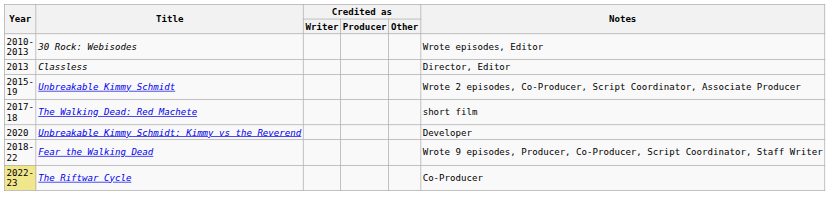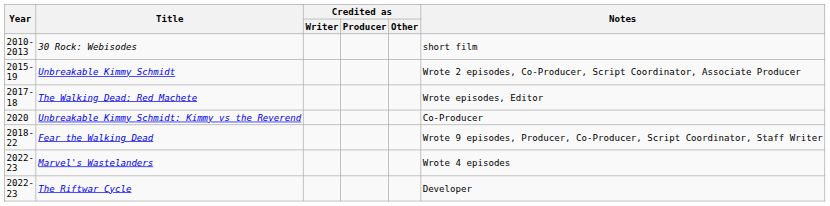(483, 47) Wrote episodes, Editor -> (450, 47) short film
- row: (63, 67)
(450, 112) short film -> (483, 97) Wrote episodes, Editor
(447, 132) Developer -> (453, 117) Co-Producer
+ row: (96, 163)
(20, 178) khaki background -> (20, 188) no background
(453, 178) Co-Producer -> (447, 188) Developer
